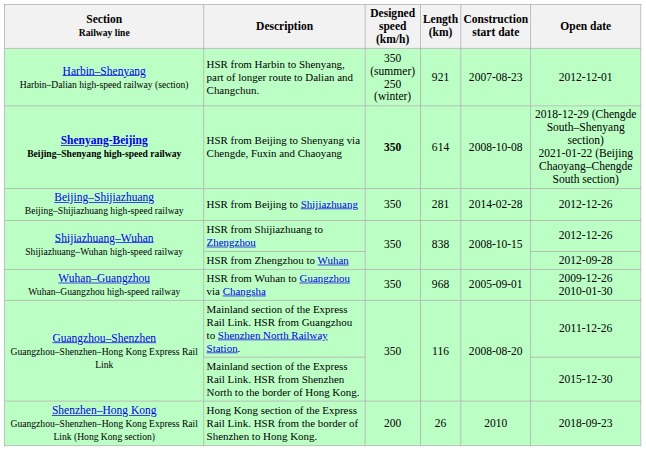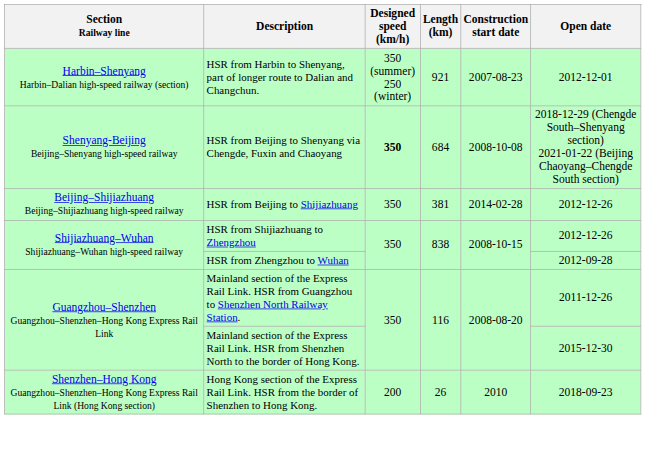(104, 147) bold -> (104, 147) normal
(441, 147) 614 -> (441, 147) 684
(441, 204) 281 -> (441, 204) 381
- row: (278, 285)
